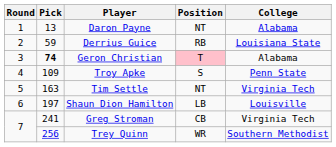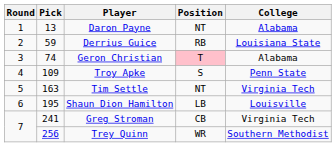(50, 58) bold -> (50, 58) normal
(50, 104) 197 -> (50, 104) 195
